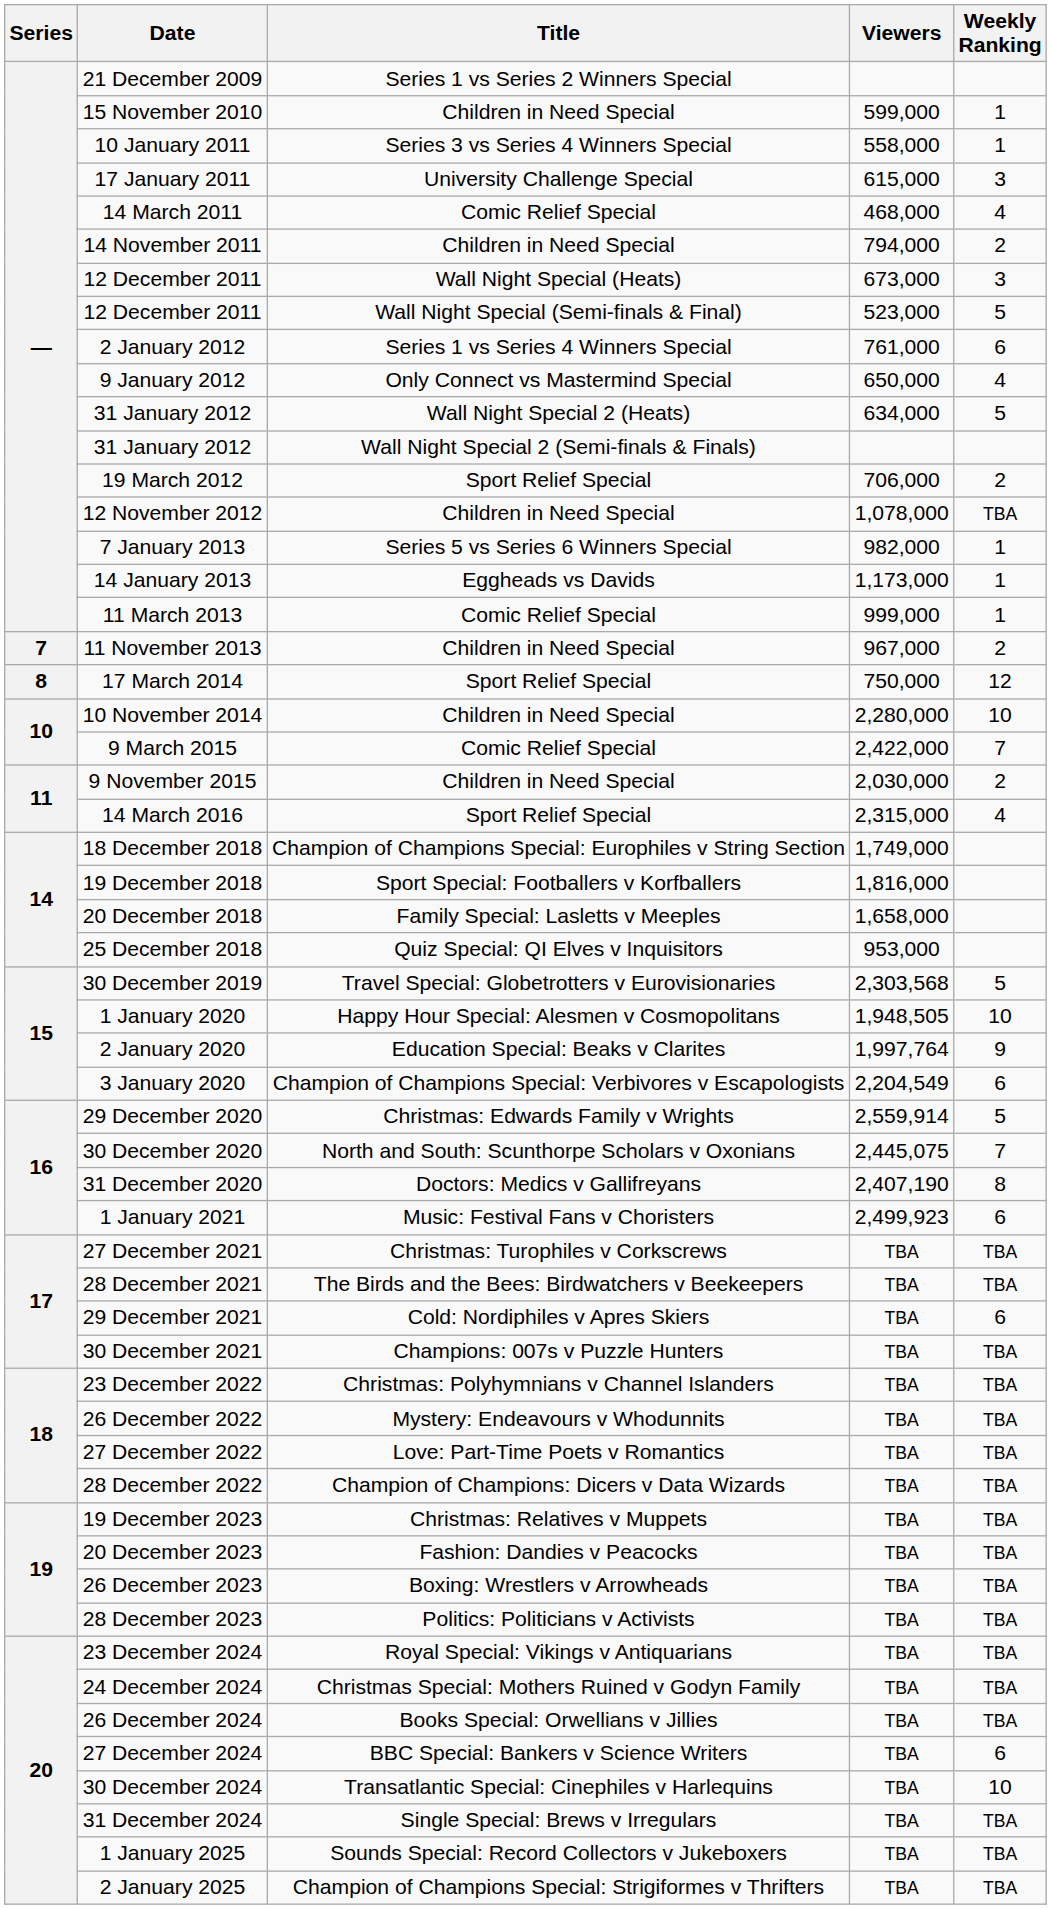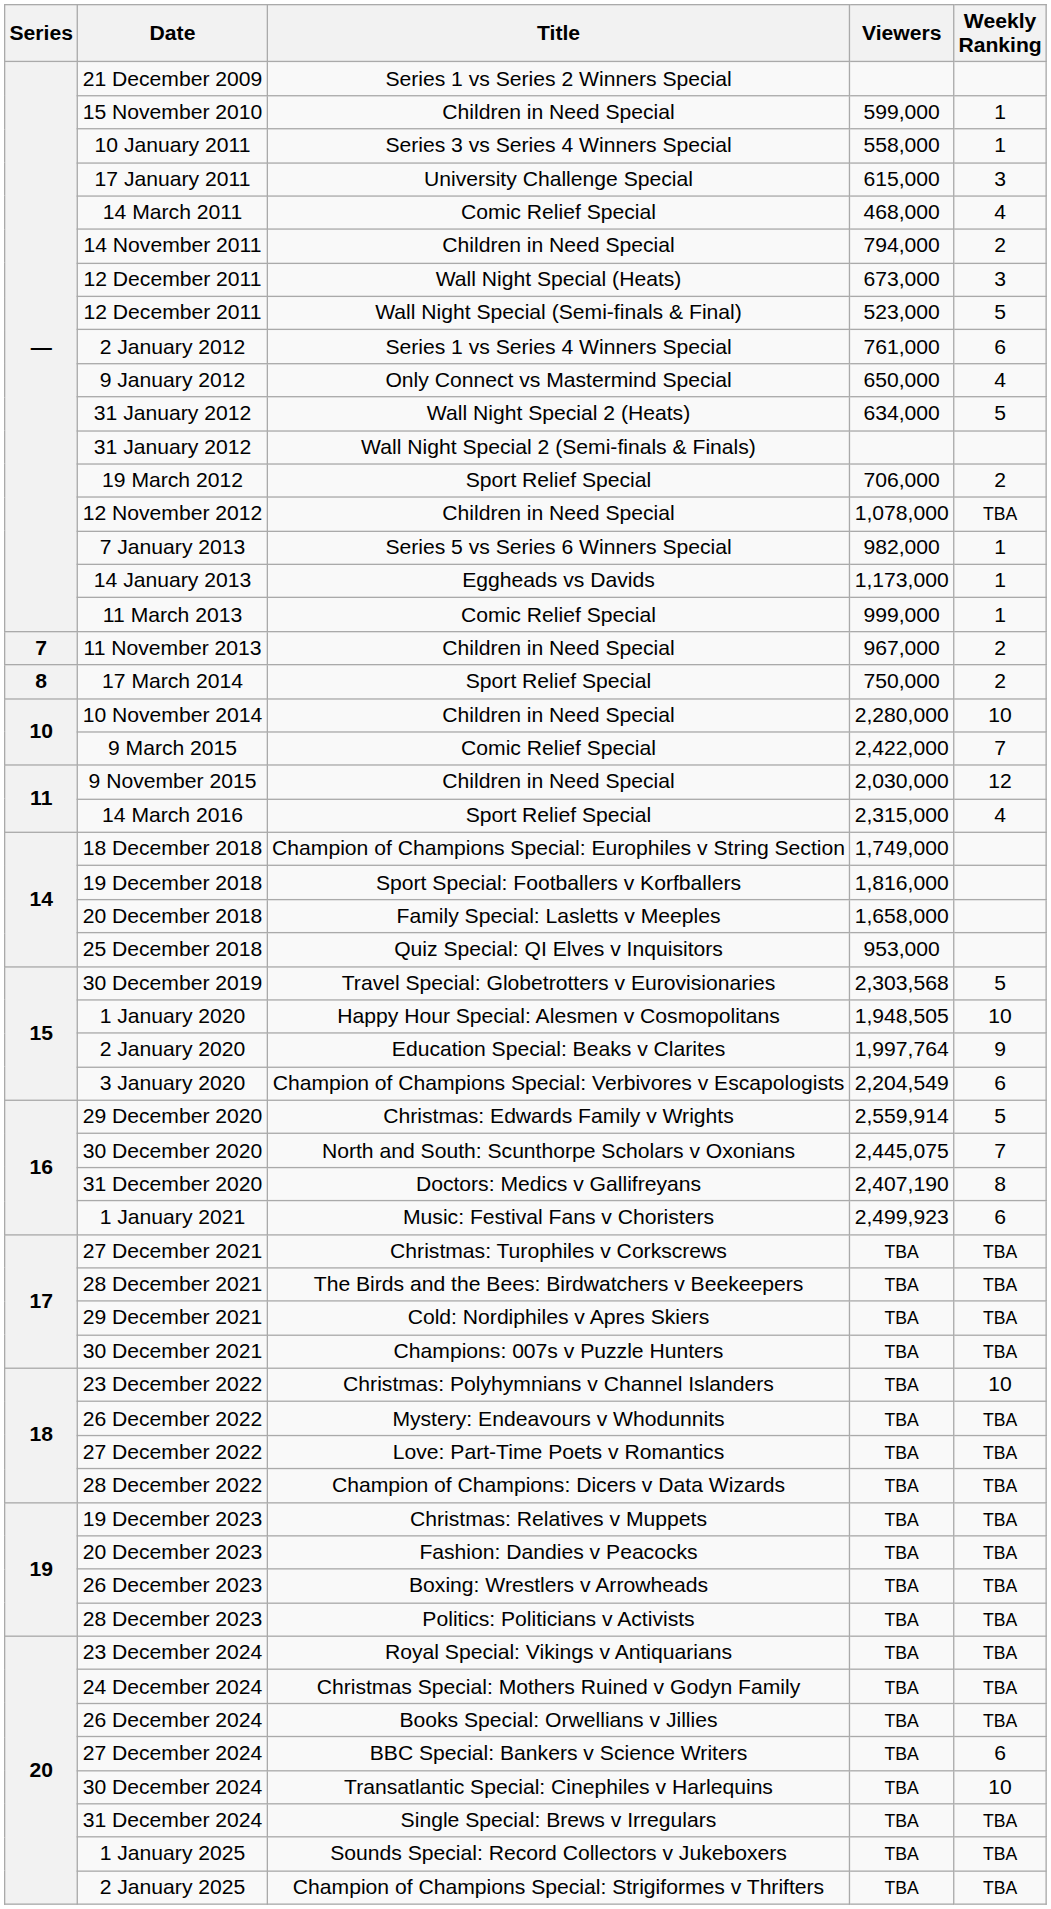(1000, 681) 12 -> (1000, 681) 2
(1000, 781) 2 -> (1000, 781) 12
(1000, 1317) 6 -> (1000, 1319) TBA
(1000, 1386) TBA -> (1000, 1384) 10
